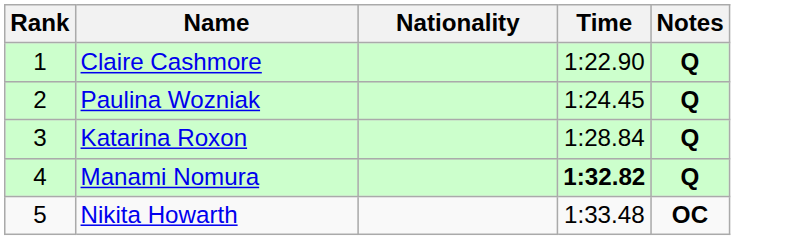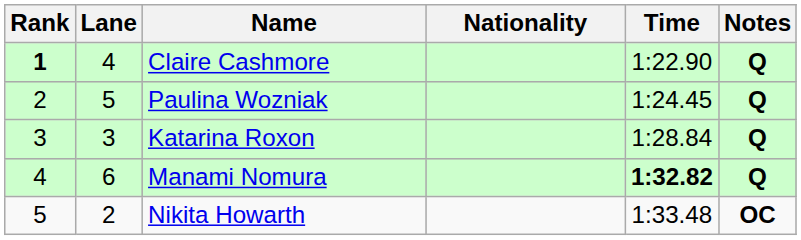+ column: (109, 23)
(40, 61) normal -> (40, 61) bold
